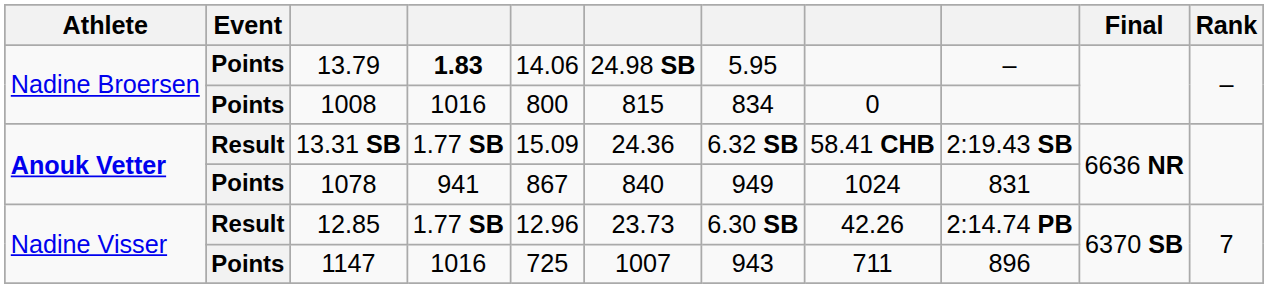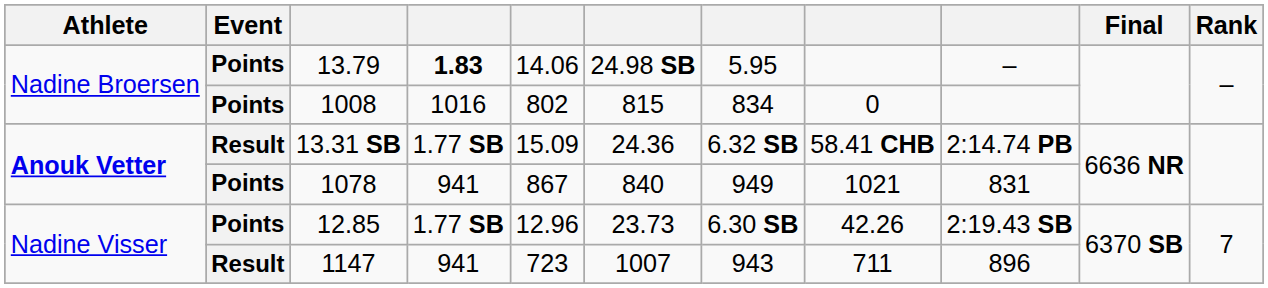(547, 105) 800 -> (547, 105) 802
(1010, 145) 2:19.43 SB -> (1010, 145) 2:14.74 PB
(872, 184) 1024 -> (872, 184) 1021
(248, 224) Result -> (248, 224) Points
(1010, 224) 2:14.74 PB -> (1010, 224) 2:19.43 SB
(248, 264) Points -> (248, 264) Result
(458, 264) 1016 -> (458, 264) 941
(547, 264) 725 -> (547, 264) 723
